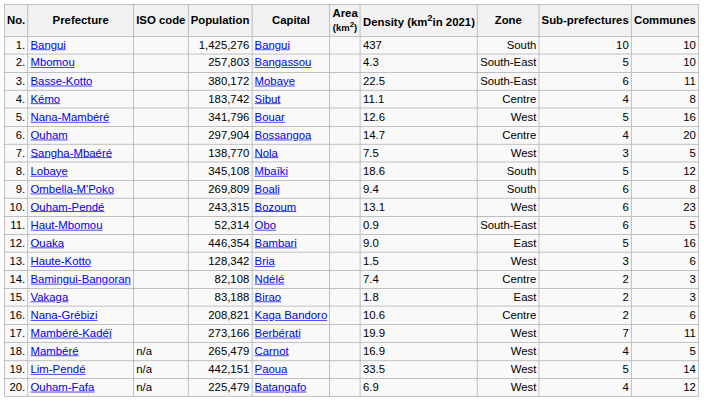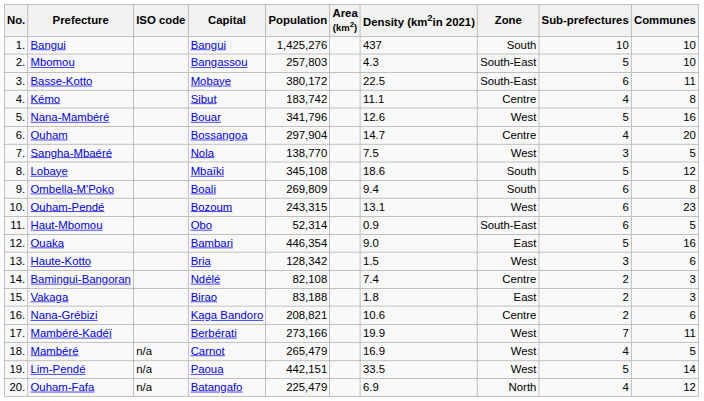columns swapped: (291, 20) <-> (220, 20)
(524, 387) West -> (522, 387) North
